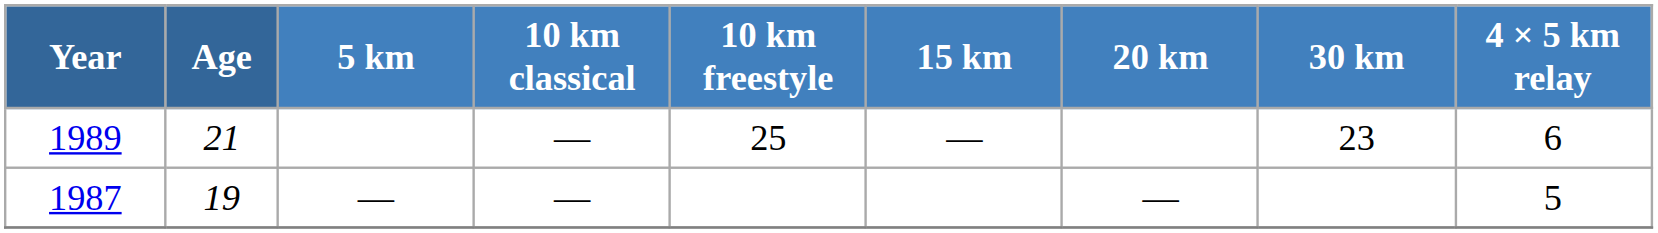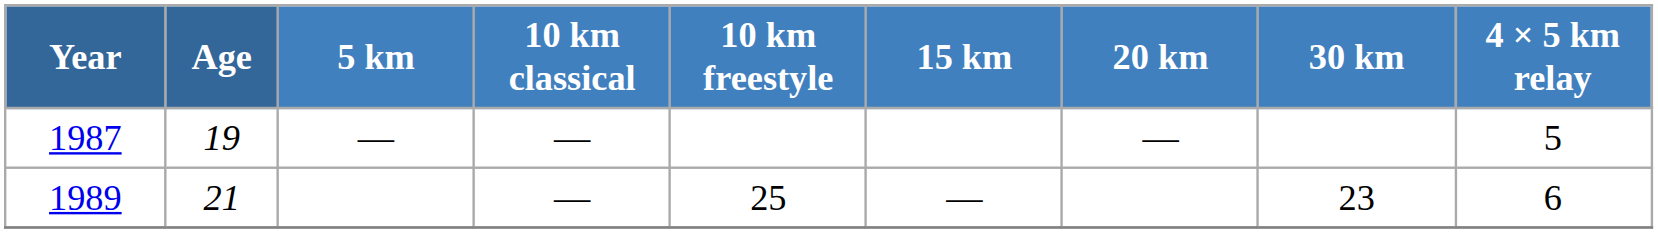rows swapped: (85, 197) <-> (85, 137)
